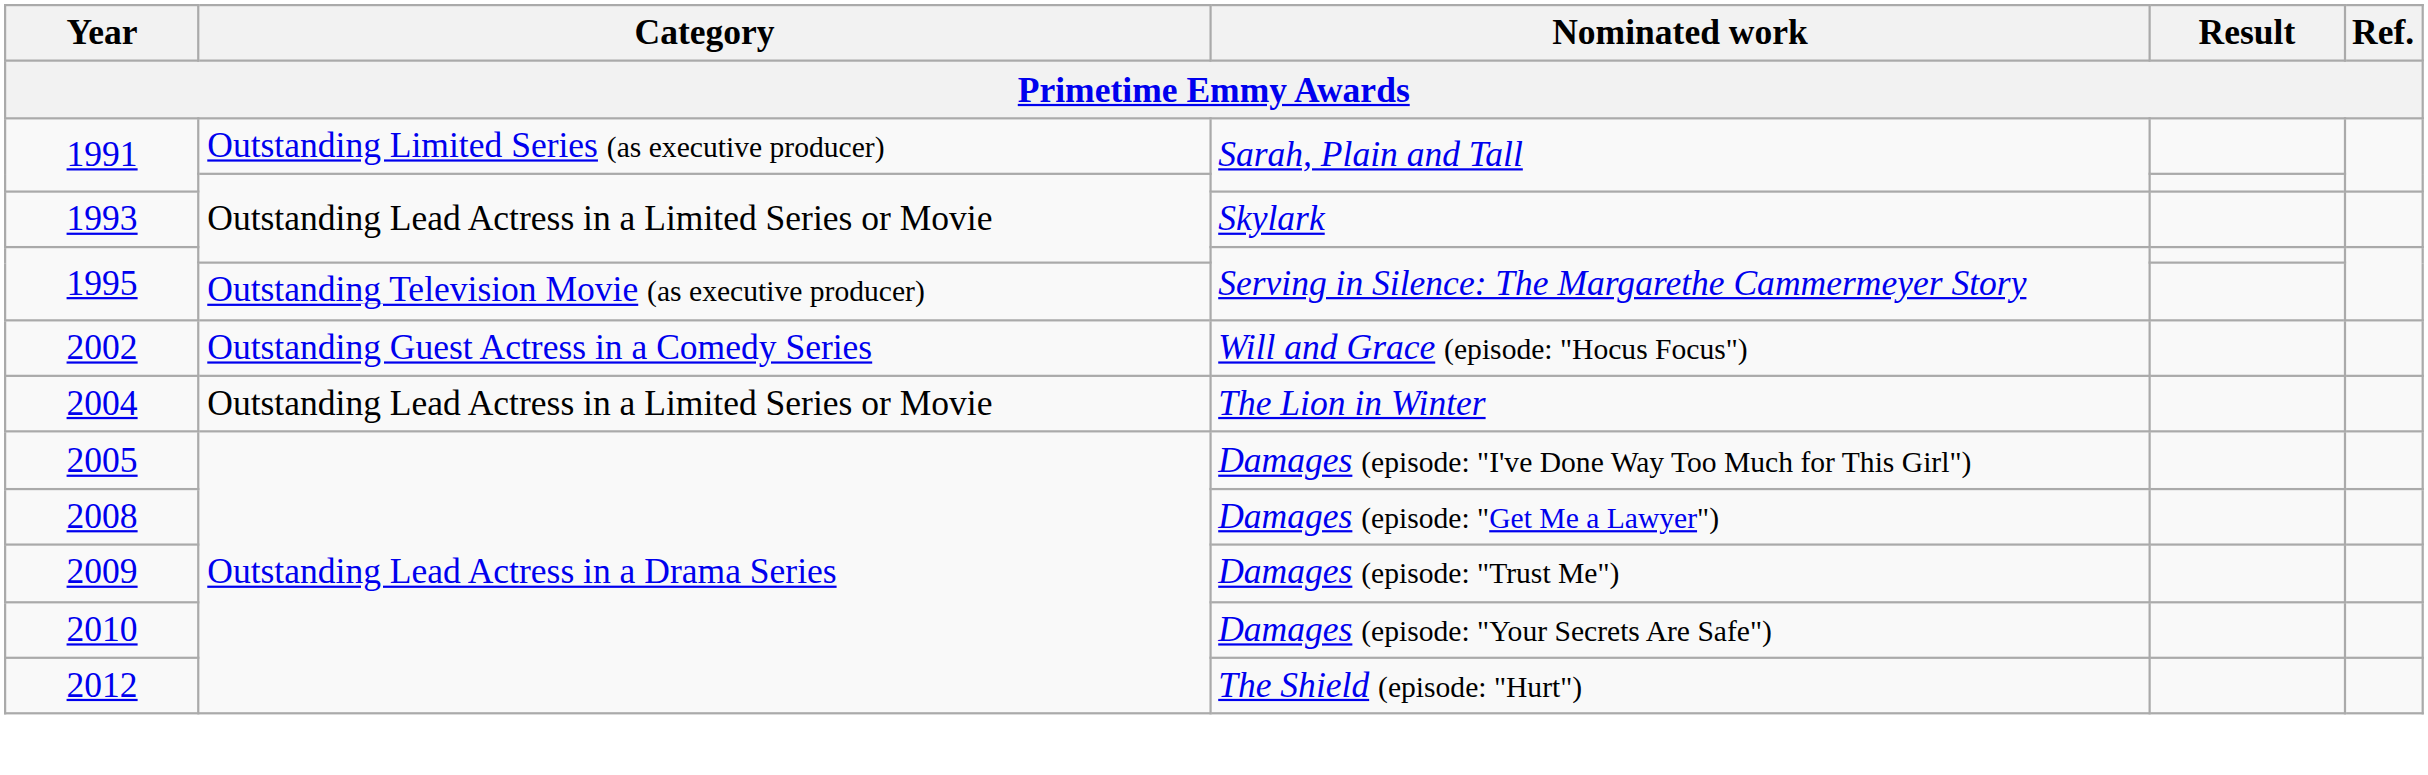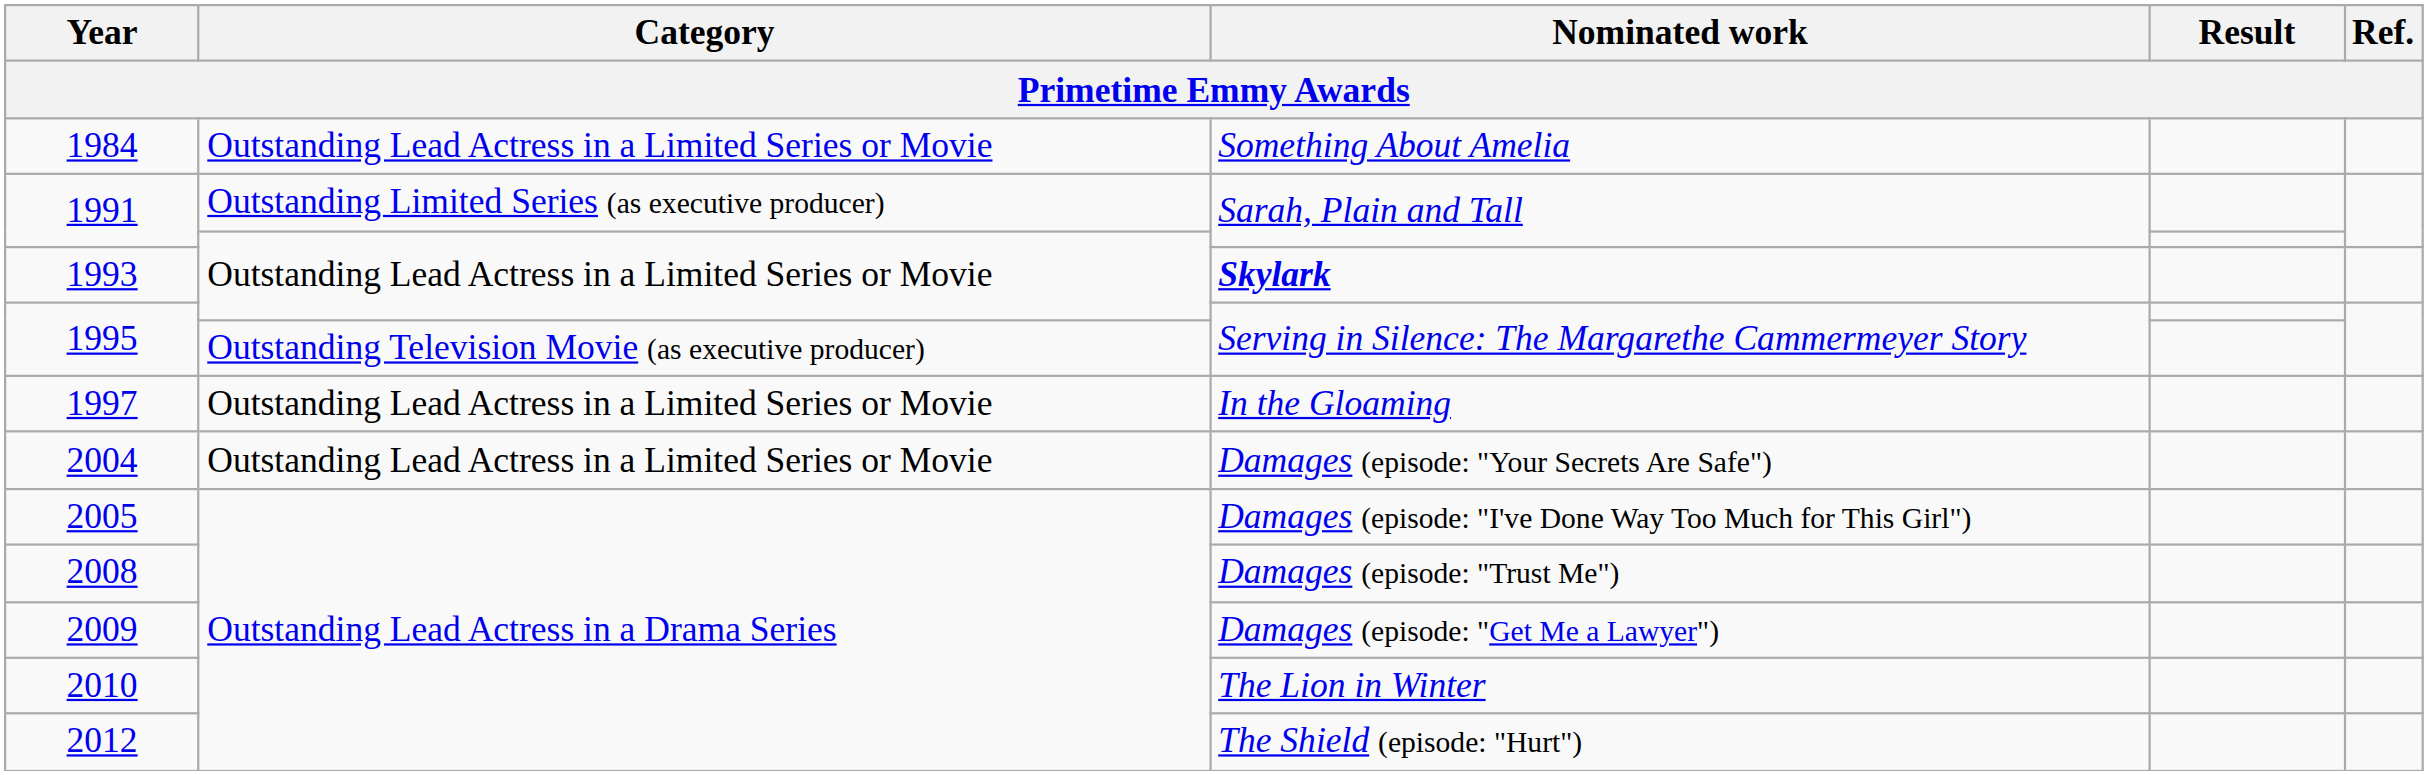+ row: (102, 145)
(1271, 218) normal -> (1274, 274) bold
+ row: (102, 403)
- row: (102, 347)
(1352, 403) The Lion in Winter -> (1495, 459) Damages (episode: "Your Secrets Are Safe")
(1469, 516) Damages (episode: "Get Me a Lawyer") -> (1419, 572) Damages (episode: "Trust Me")
(1419, 572) Damages (episode: "Trust Me") -> (1469, 628) Damages (episode: "Get Me a Lawyer")
(1495, 628) Damages (episode: "Your Secrets Are Safe") -> (1352, 685) The Lion in Winter
